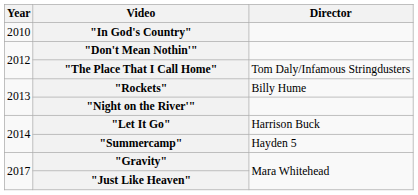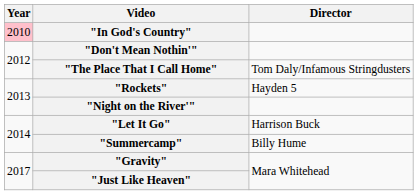(19, 32) no background -> (19, 32) pink background
(279, 87) Billy Hume -> (274, 87) Hayden 5
(274, 143) Hayden 5 -> (279, 143) Billy Hume
